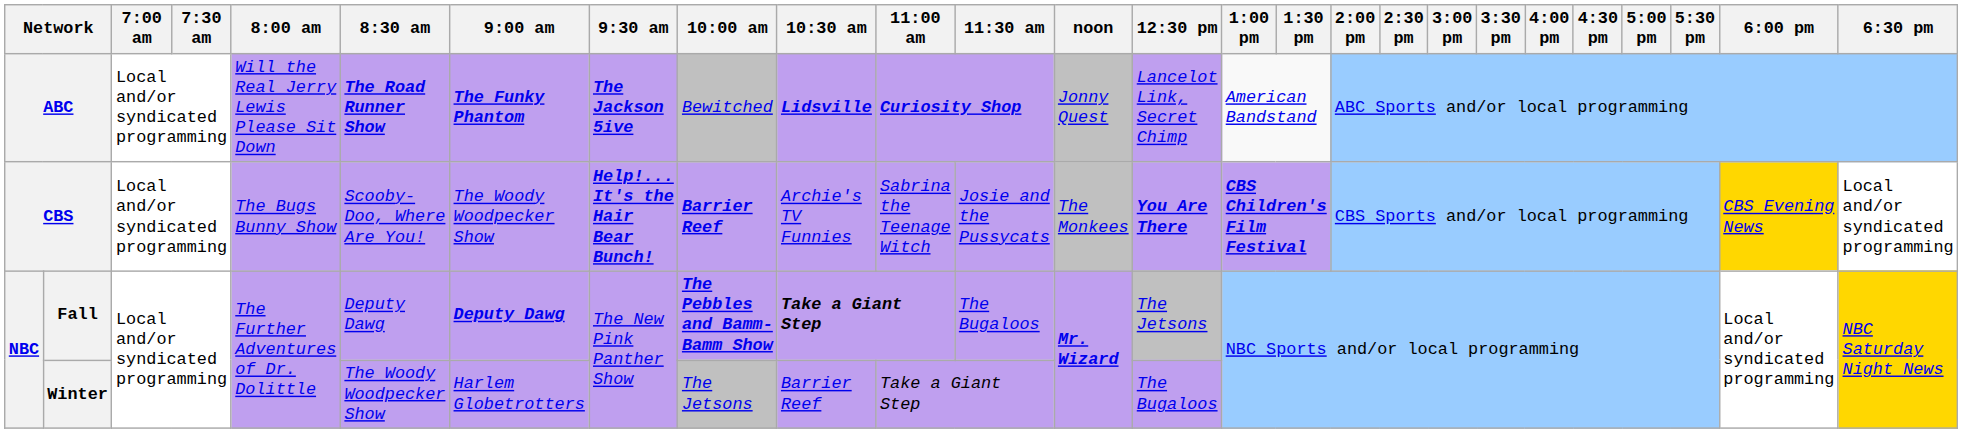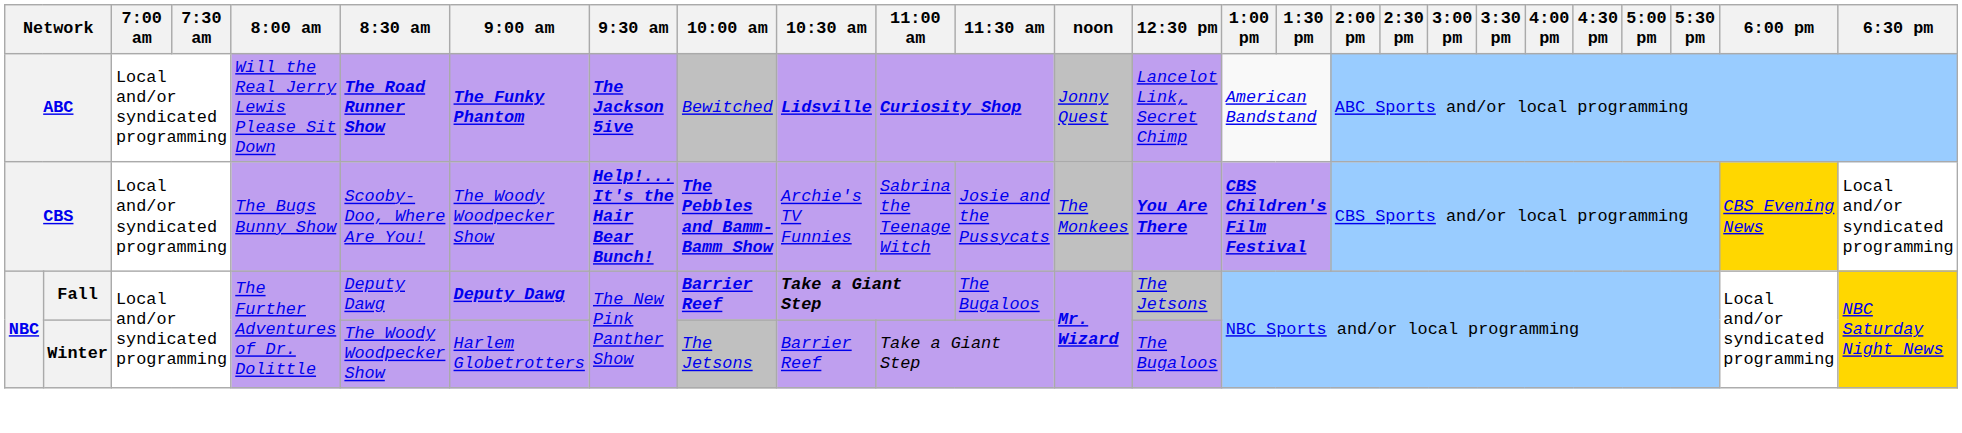(717, 216) Barrier Reef -> (727, 216) The Pebbles and Bamm-Bamm Show
(727, 315) The Pebbles and Bamm-Bamm Show -> (717, 295) Barrier Reef
